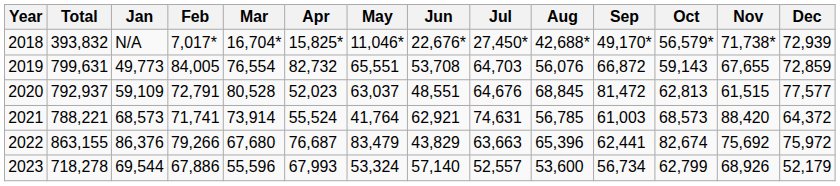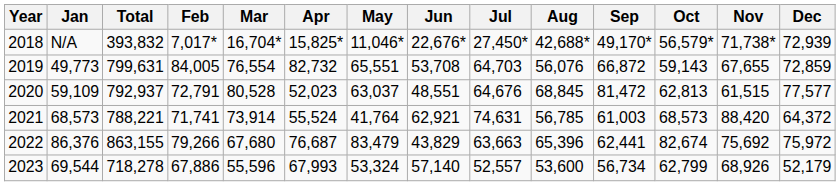columns swapped: (79, 17) <-> (139, 17)
